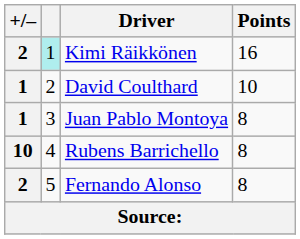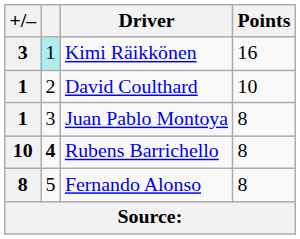(23, 53) 2 -> (23, 53) 3
(51, 151) normal -> (51, 151) bold
(23, 184) 2 -> (23, 184) 8
